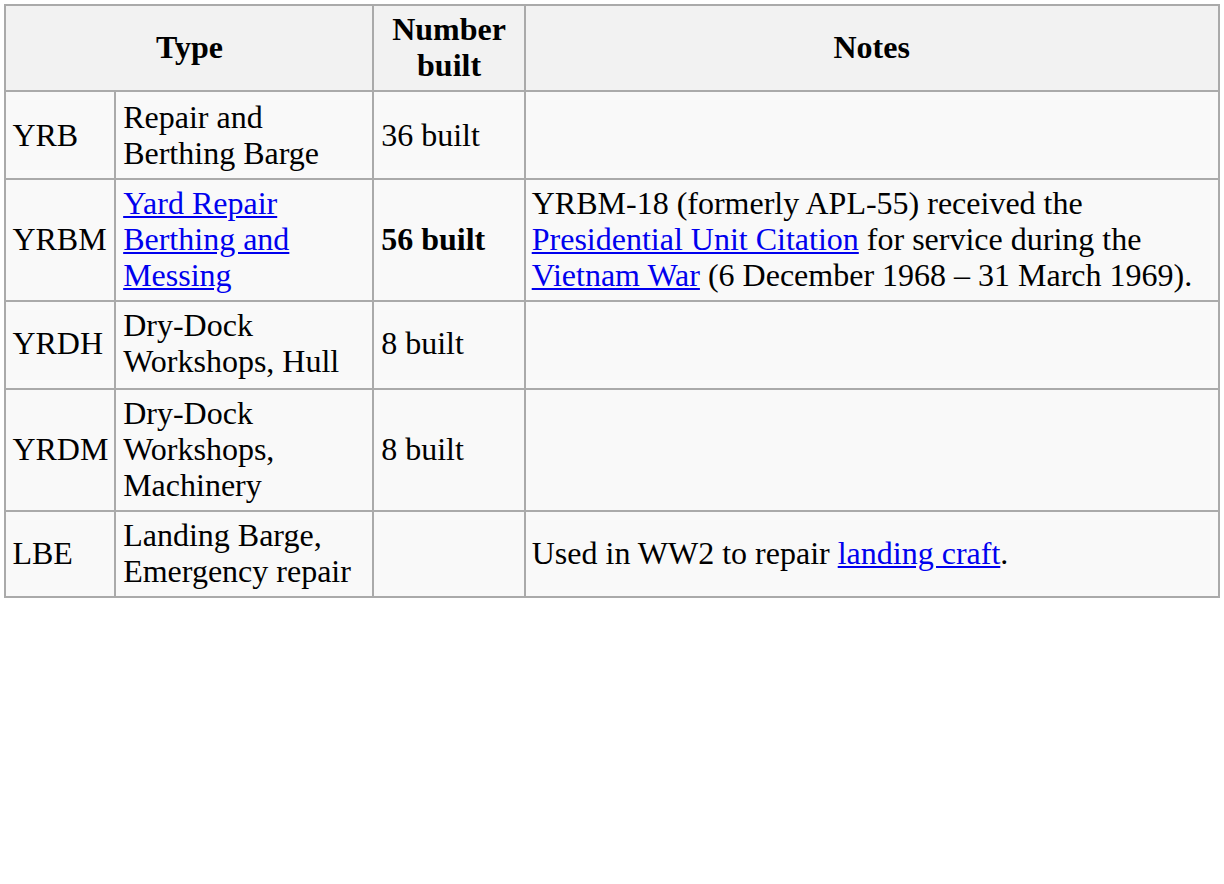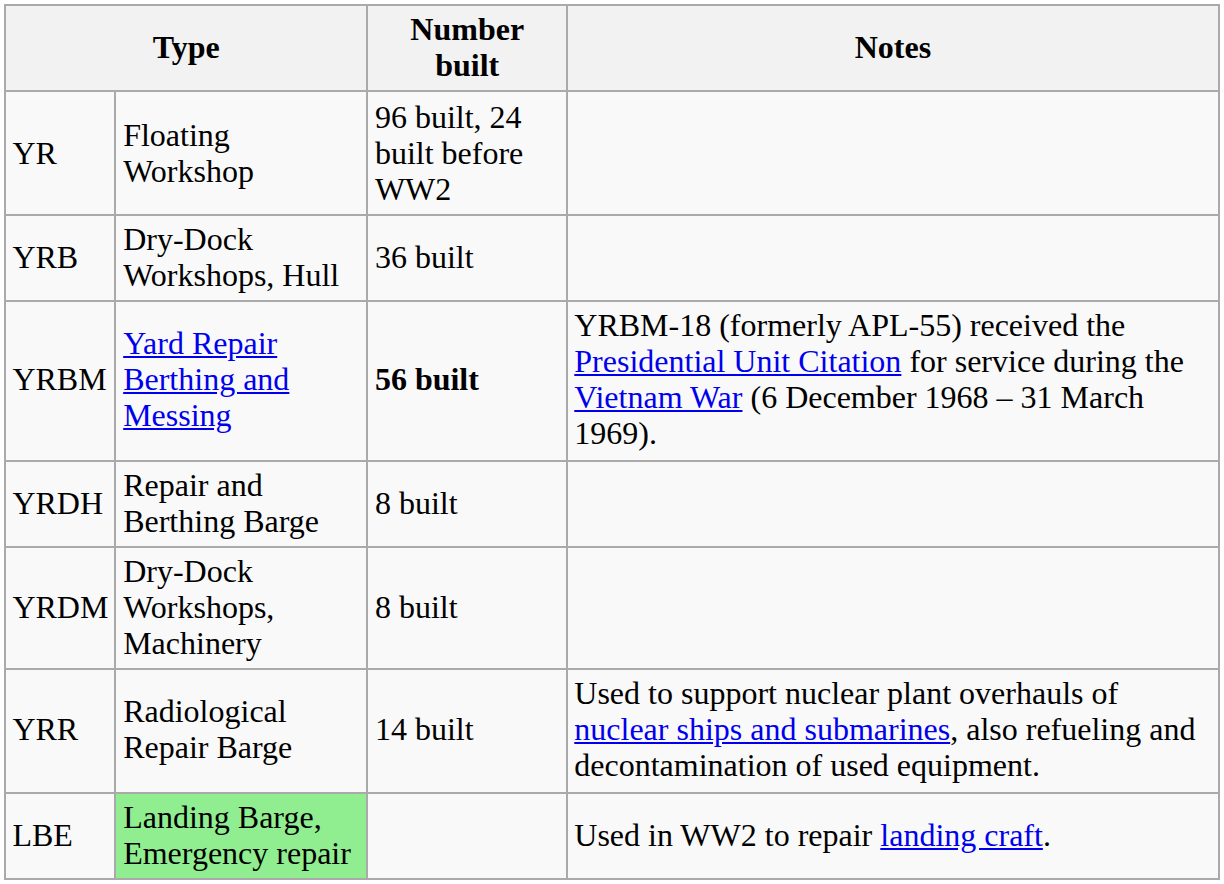+ row: (35, 152)
(221, 134) Repair and Berthing Barge -> (231, 257) Dry-Dock Workshops, Hull
(231, 344) Dry-Dock Workshops, Hull -> (221, 502) Repair and Berthing Barge
+ row: (45, 730)
(237, 553) no background -> (237, 835) lightgreen background
